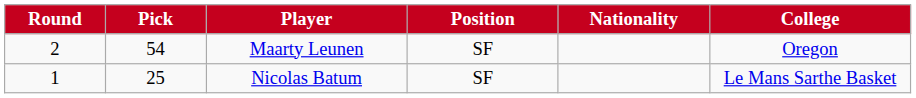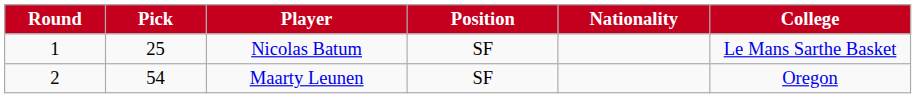rows swapped: (307, 78) <-> (307, 48)
